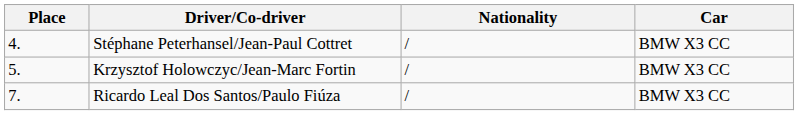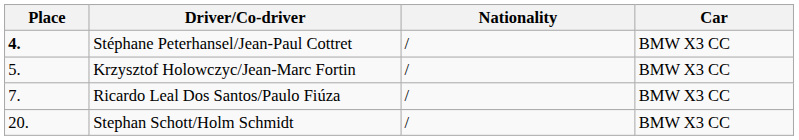(14, 43) normal -> (14, 43) bold
+ row: (193, 122)
